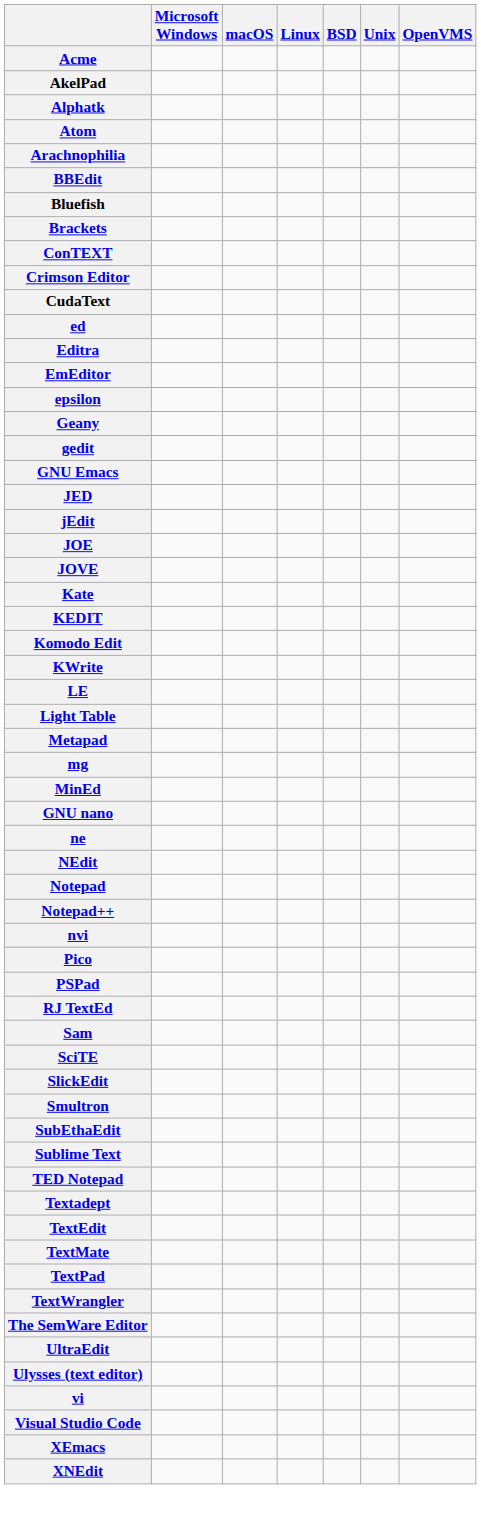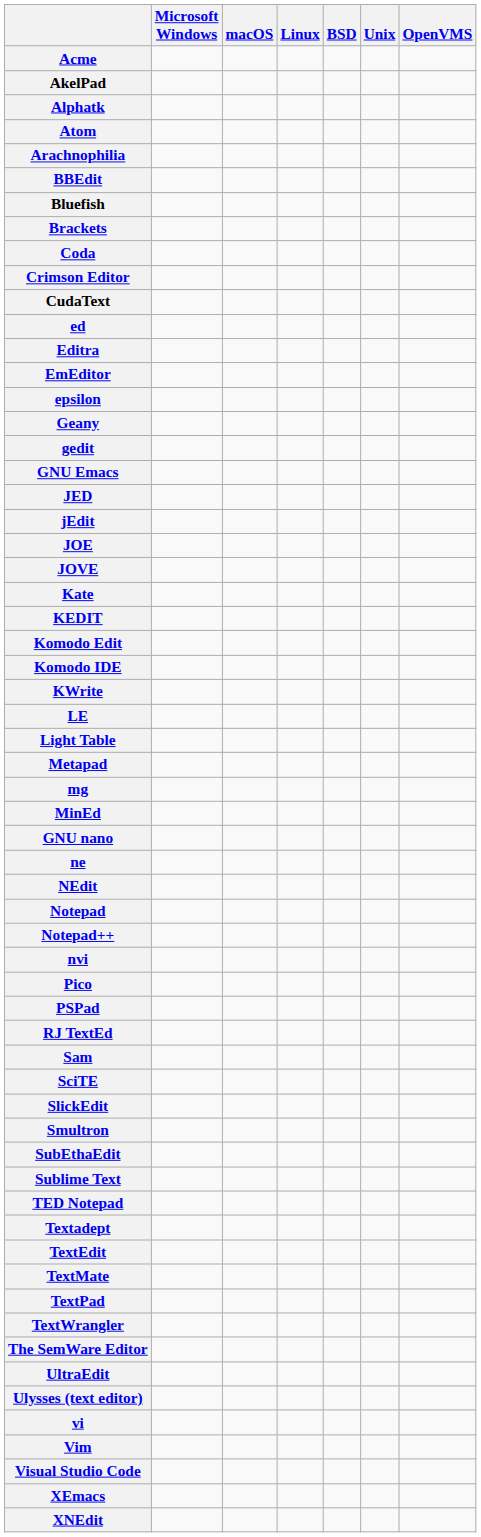+ row: (78, 253)
- row: (78, 253)
+ row: (78, 667)
+ row: (78, 1446)
